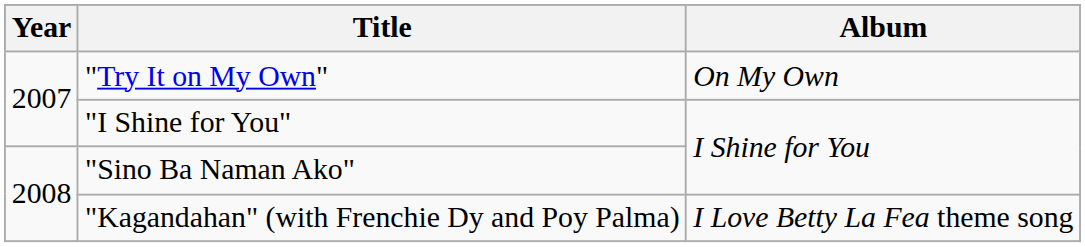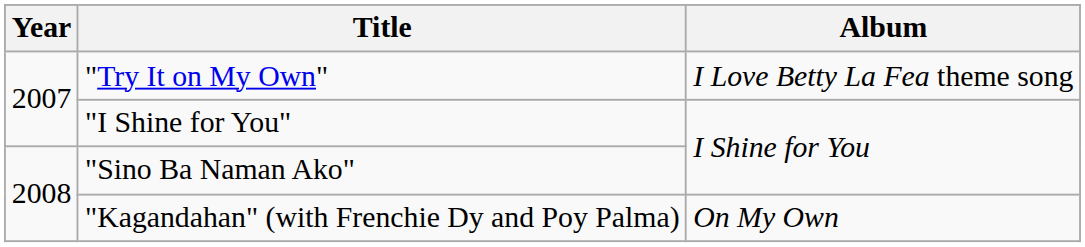(766, 75) On My Own -> (883, 75) I Love Betty La Fea theme song
(883, 216) I Love Betty La Fea theme song -> (766, 216) On My Own
